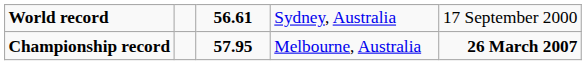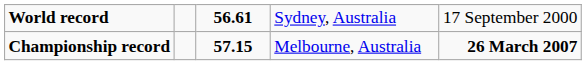(233, 45) 57.95 -> (233, 45) 57.15
